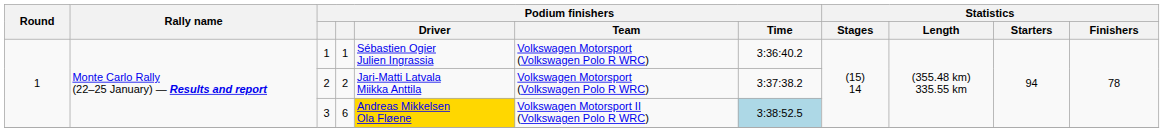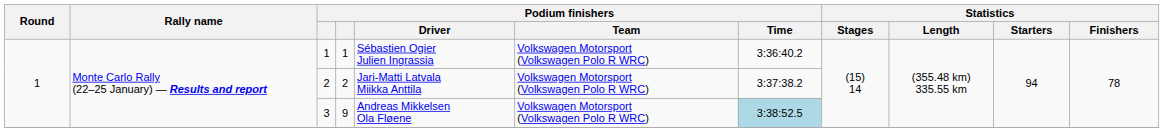(345, 113) 6 -> (345, 113) 9
(404, 113) gold background -> (404, 113) no background
(583, 113) Volkswagen Motorsport II (Volkswagen Polo R WRC) -> (583, 113) Volkswagen Motorsport (Volkswagen Polo R WRC)
